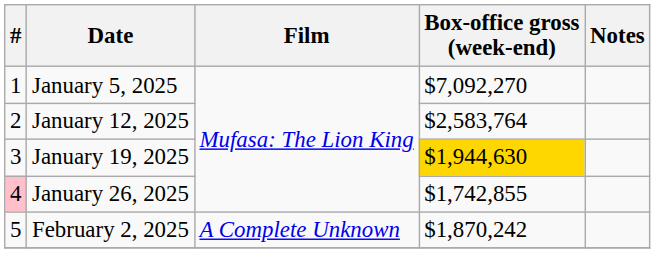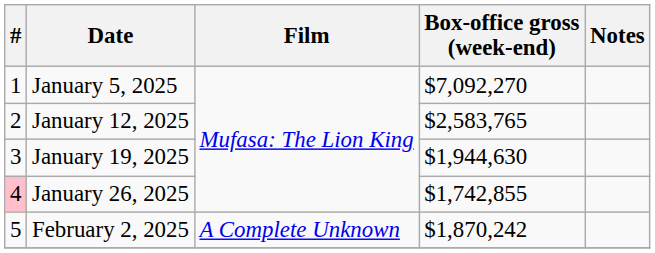(476, 120) $2,583,764 -> (476, 120) $2,583,765
(476, 157) gold background -> (476, 157) no background
